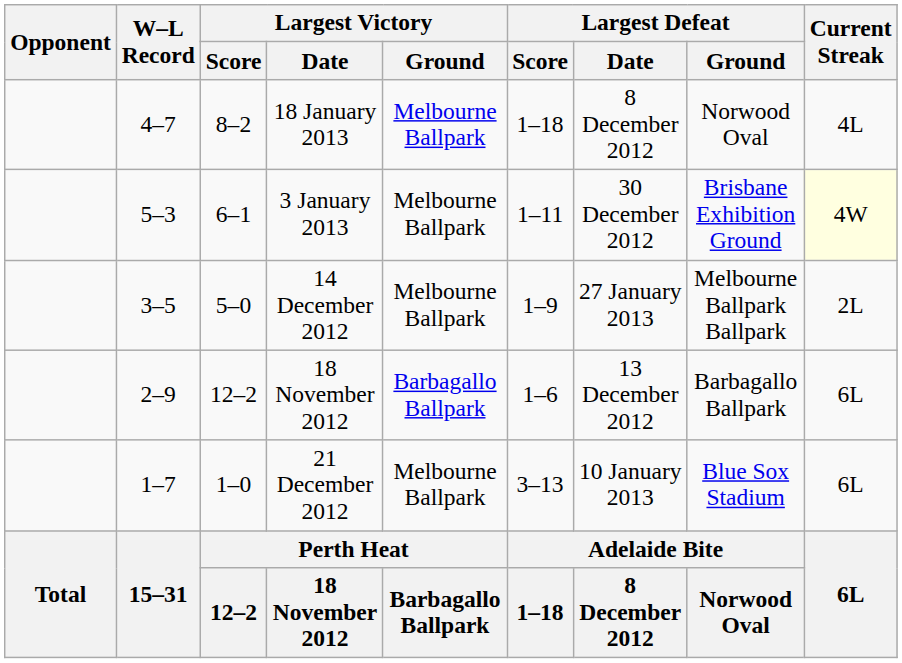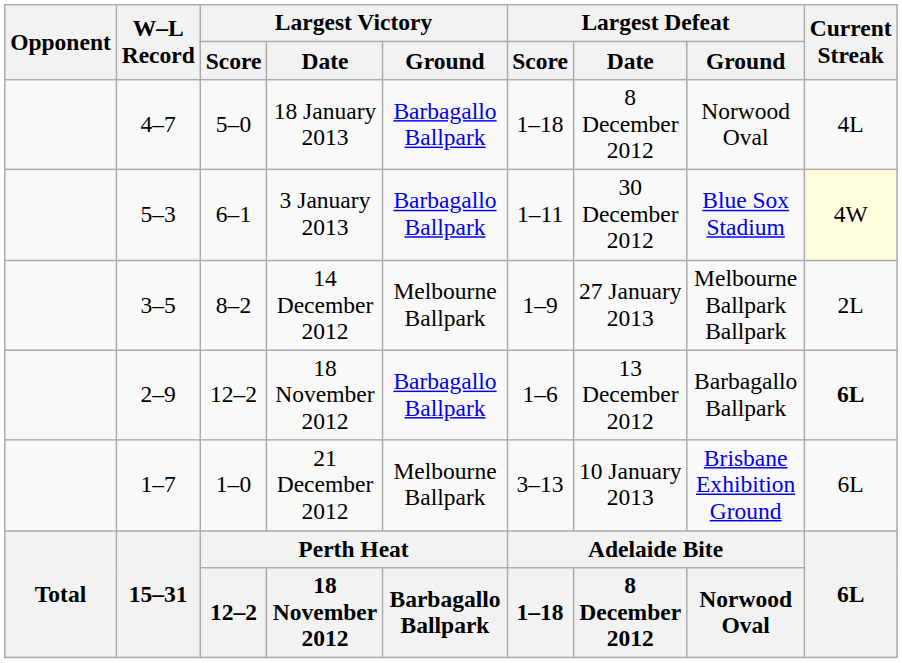(234, 124) 8–2 -> (234, 124) 5–0
(445, 124) Melbourne Ballpark -> (445, 124) Barbagallo Ballpark
(445, 214) Melbourne Ballpark -> (445, 214) Barbagallo Ballpark
(746, 214) Brisbane Exhibition Ground -> (746, 214) Blue Sox Stadium
(234, 304) 5–0 -> (234, 304) 8–2
(851, 394) normal -> (851, 394) bold
(746, 485) Blue Sox Stadium -> (746, 485) Brisbane Exhibition Ground
